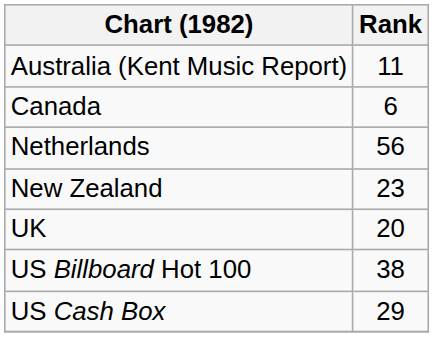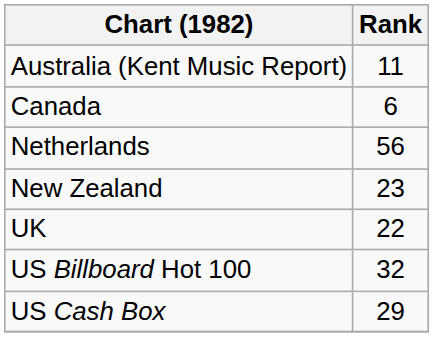(391, 229) 20 -> (391, 229) 22
(391, 270) 38 -> (391, 270) 32
